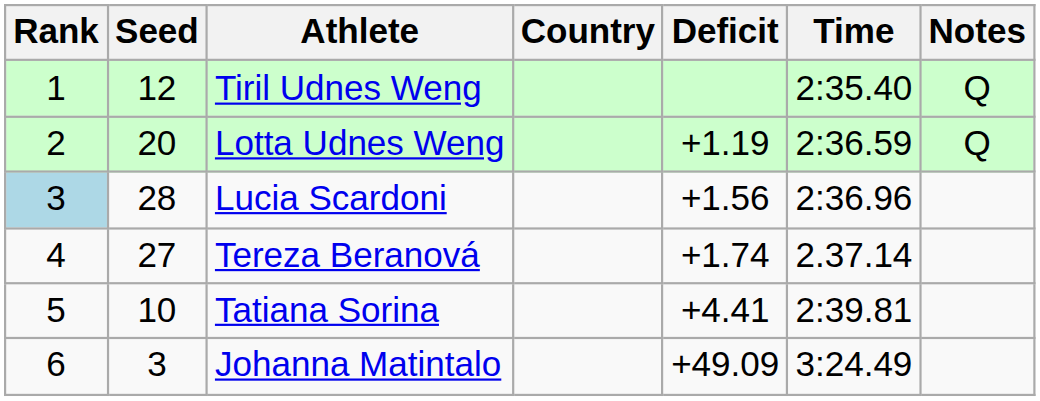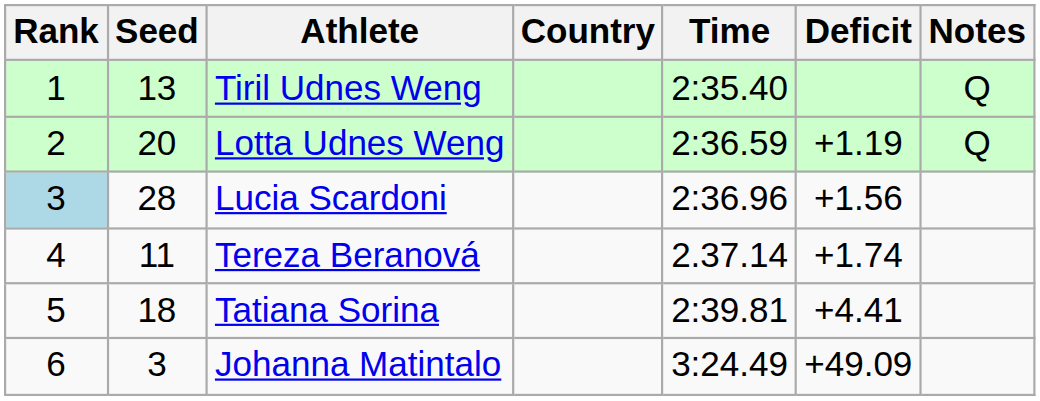columns swapped: (854, 32) <-> (725, 32)
(157, 87) 12 -> (157, 87) 13
(157, 254) 27 -> (157, 254) 11
(157, 310) 10 -> (157, 310) 18
